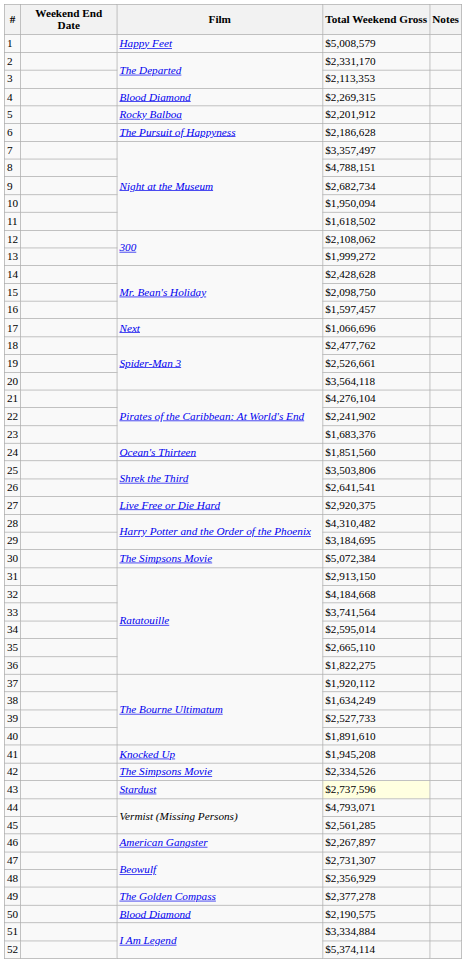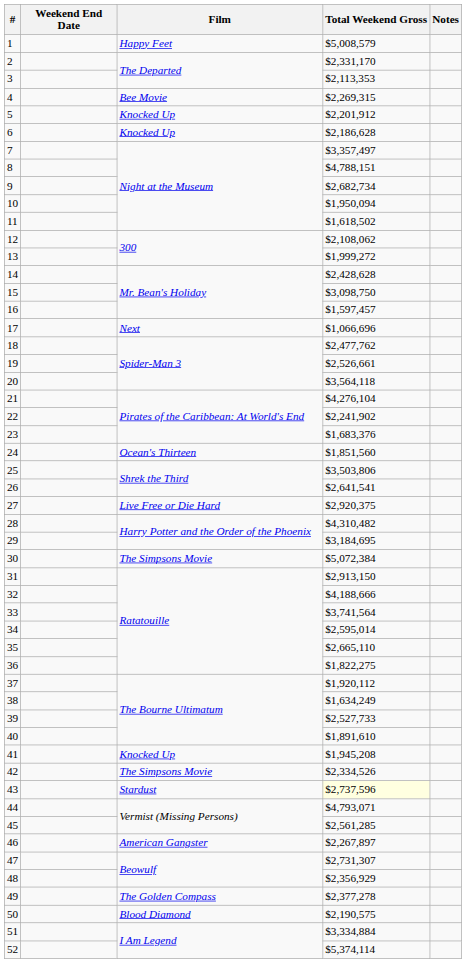(155, 97) Blood Diamond -> (143, 97) Bee Movie
(151, 114) Rocky Balboa -> (147, 114) Knocked Up
(177, 132) The Pursuit of Happyness -> (147, 132) Knocked Up
(350, 292) $2,098,750 -> (350, 292) $3,098,750
(350, 594) $4,184,668 -> (350, 594) $4,188,666
